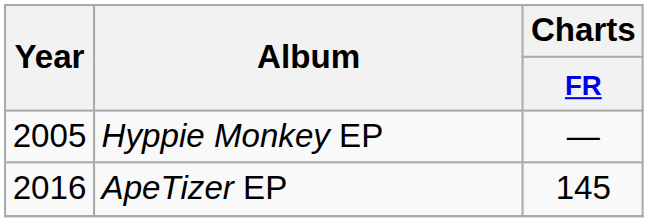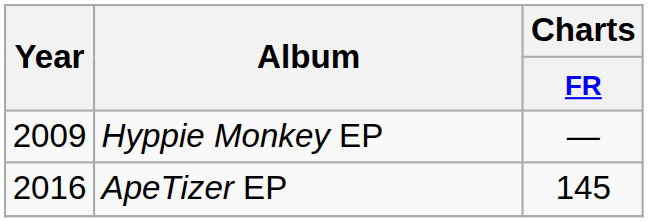(50, 135) 2005 -> (50, 135) 2009
